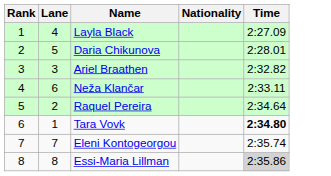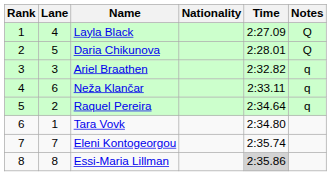+ column: (307, 13)
(267, 124) bold -> (266, 124) normal
